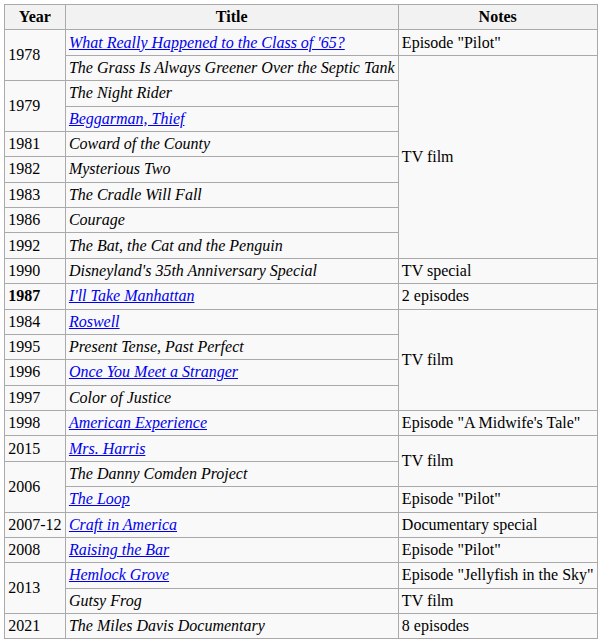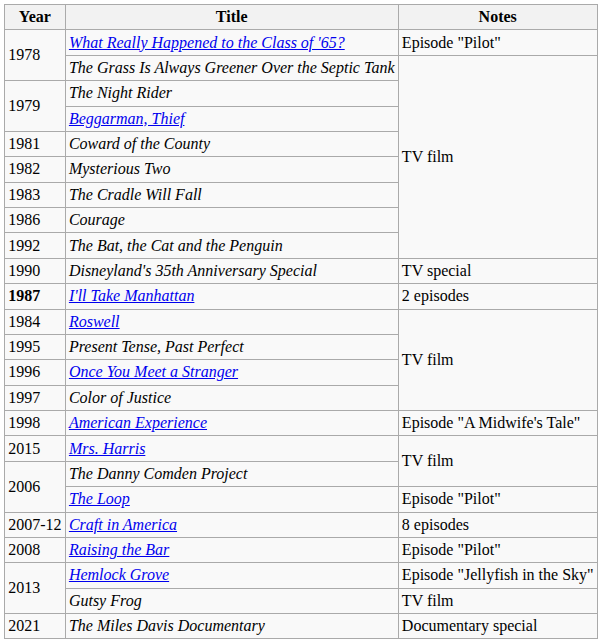(470, 524) Documentary special -> (435, 524) 8 episodes
(435, 626) 8 episodes -> (470, 626) Documentary special
